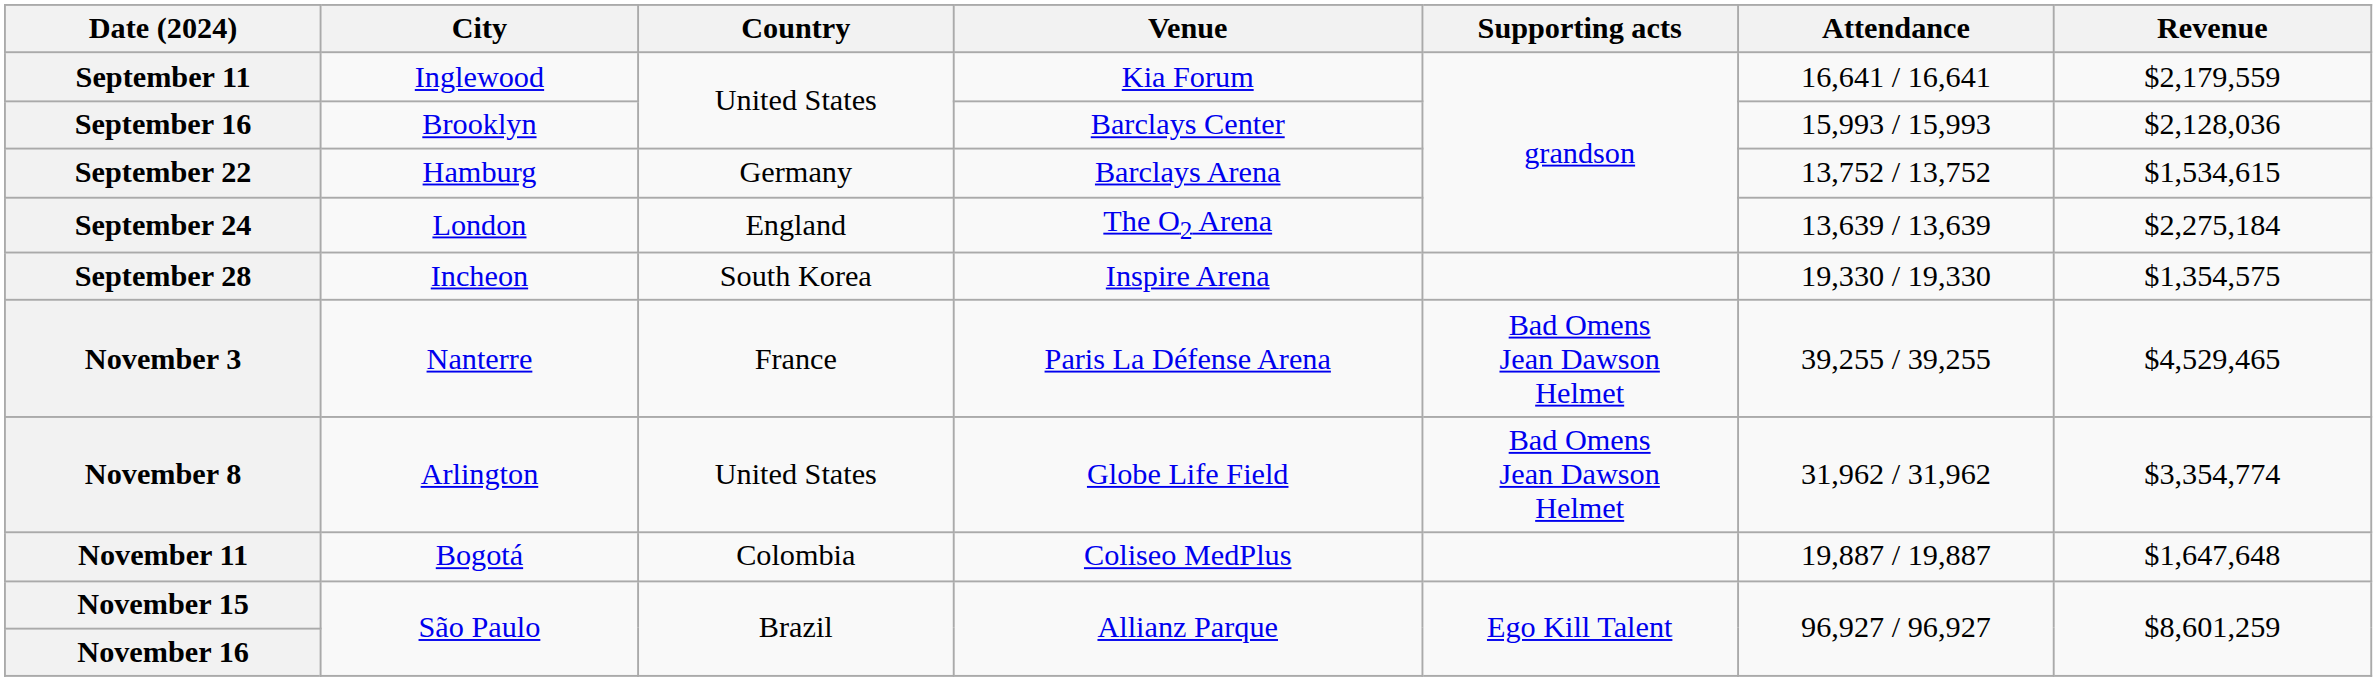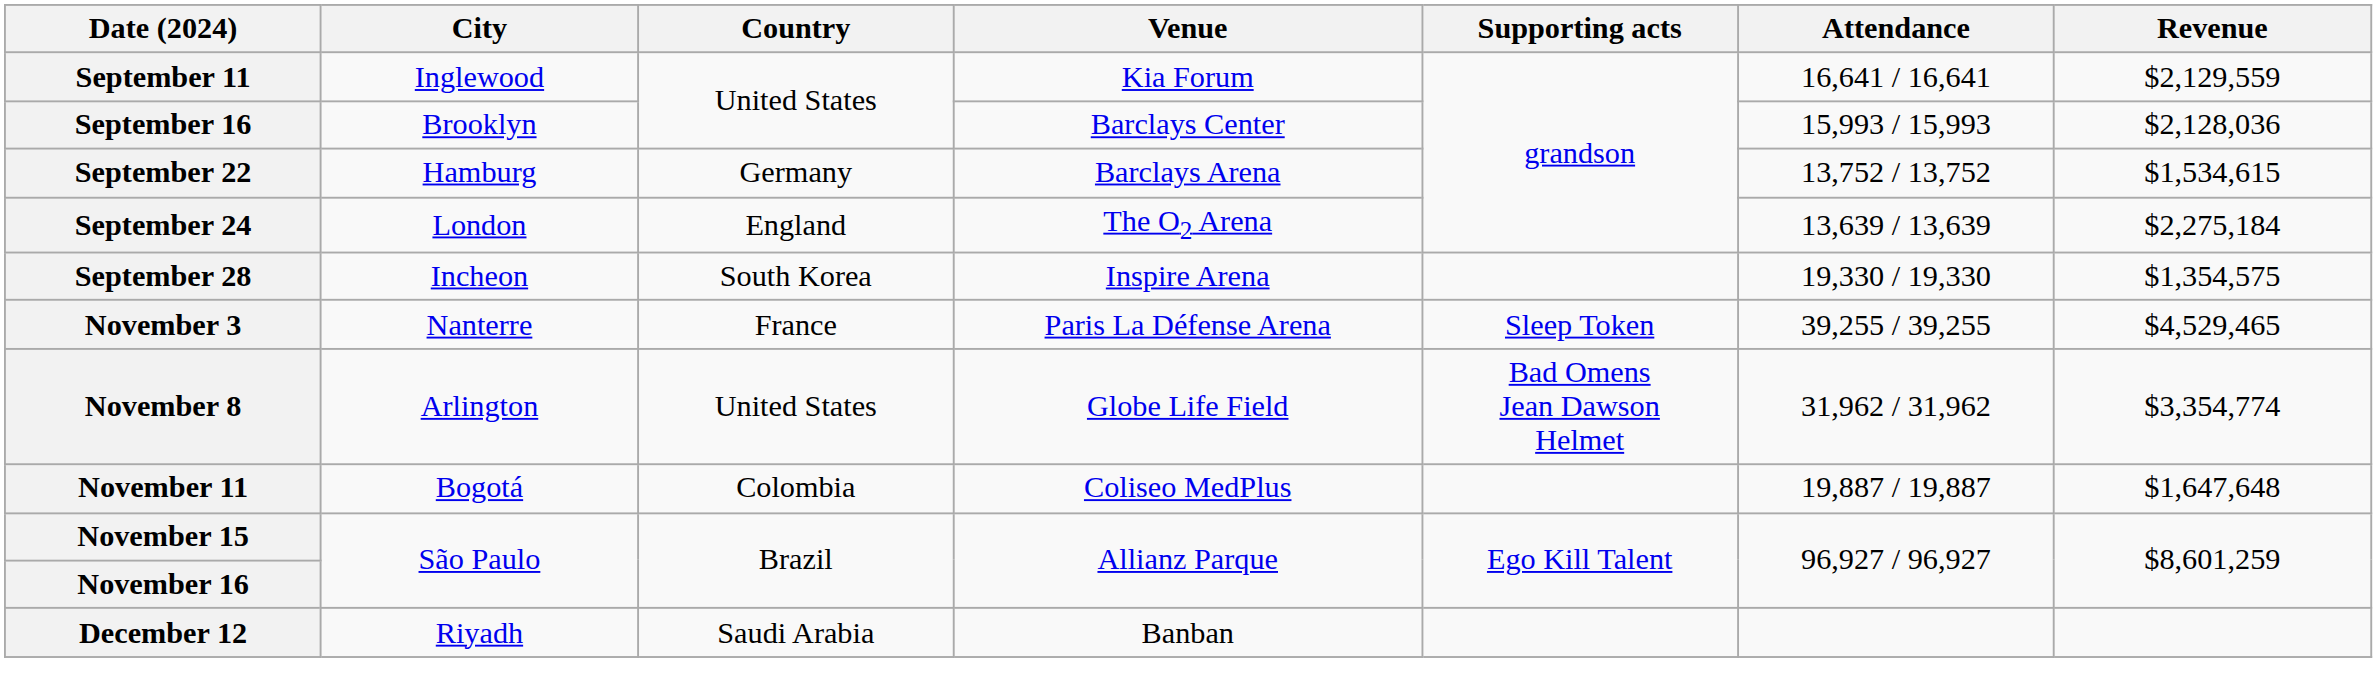(2212, 76) $2,179,559 -> (2212, 76) $2,129,559
(1580, 358) Bad Omens Jean Dawson Helmet -> (1580, 324) Sleep Token
+ row: (163, 631)
